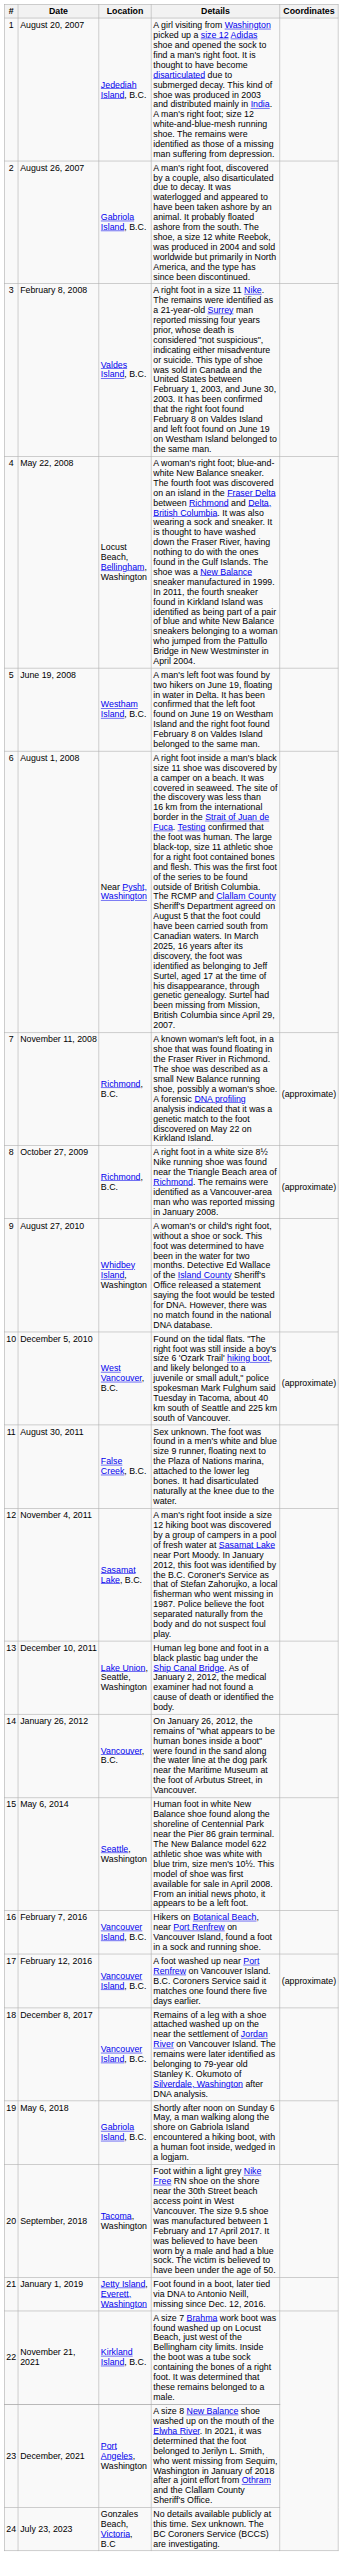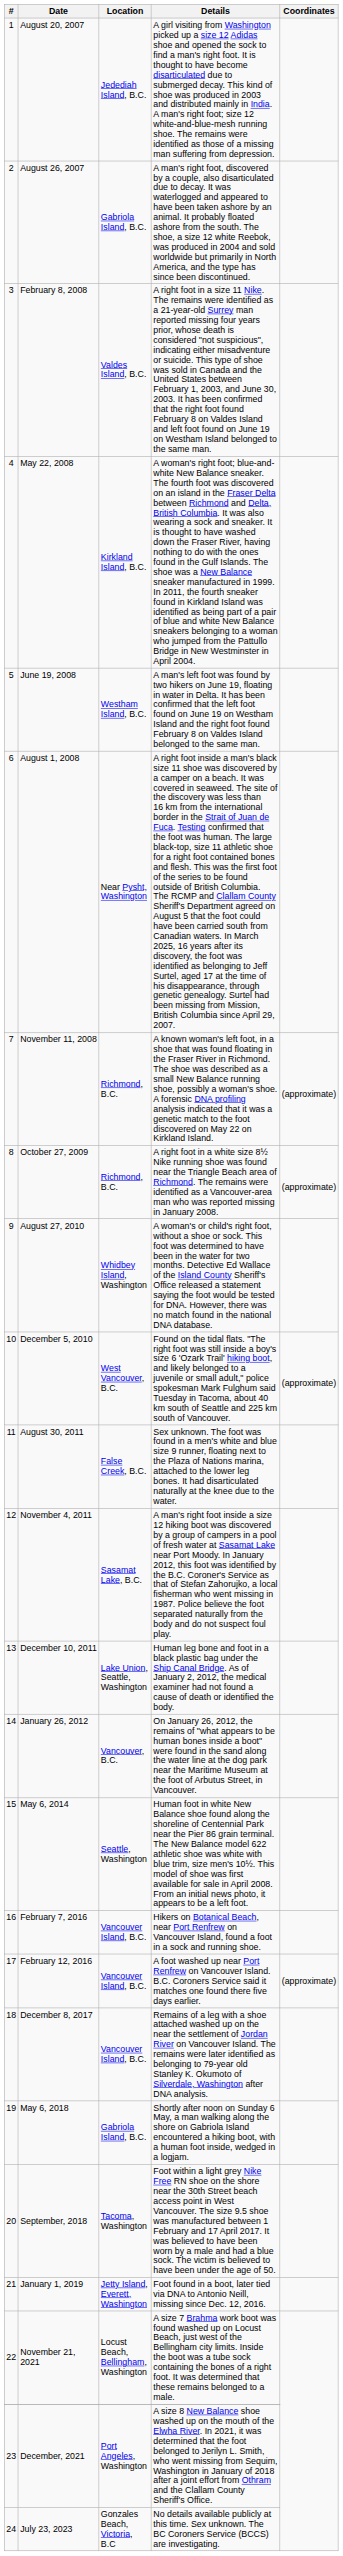(124, 562) Locust Beach, Bellingham, Washington -> (124, 562) Kirkland Island, B.C.
(124, 2357) Kirkland Island, B.C. -> (124, 2357) Locust Beach, Bellingham, Washington
